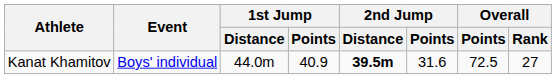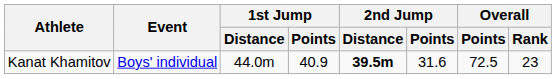(530, 62) 27 -> (530, 62) 23
